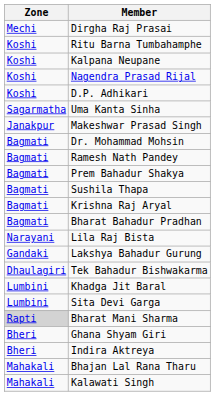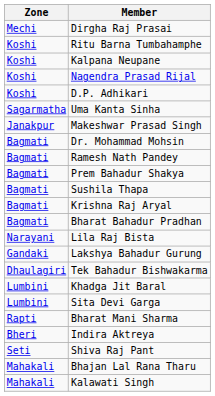(22, 318) lightgrey background -> (22, 318) no background
- row: (119, 334)
+ row: (113, 351)
